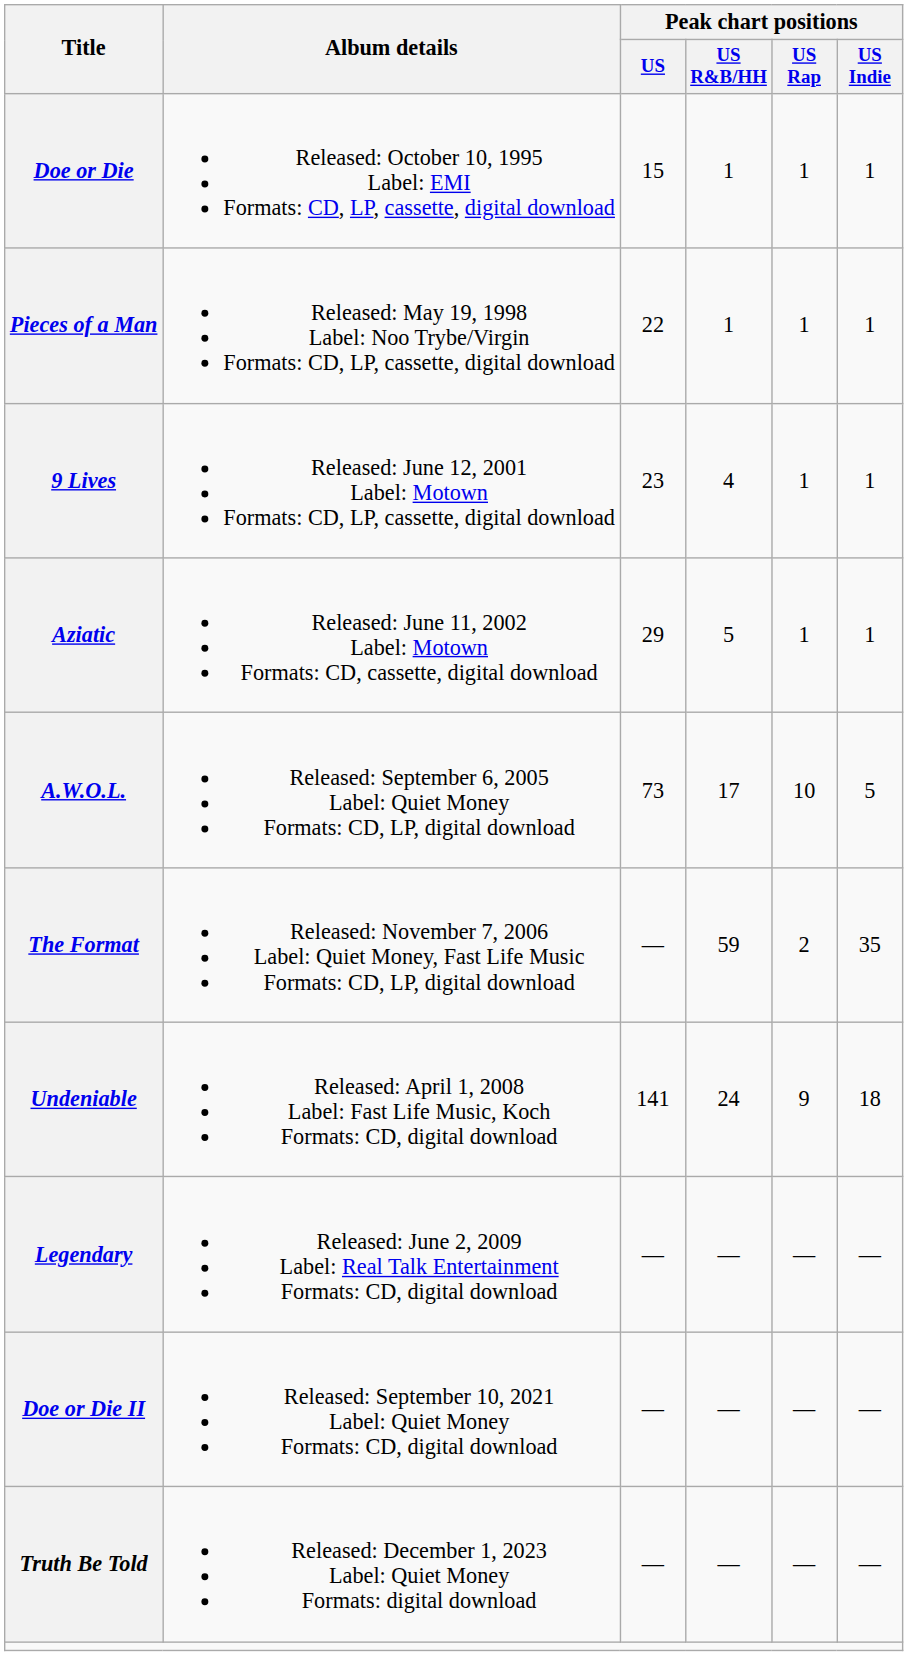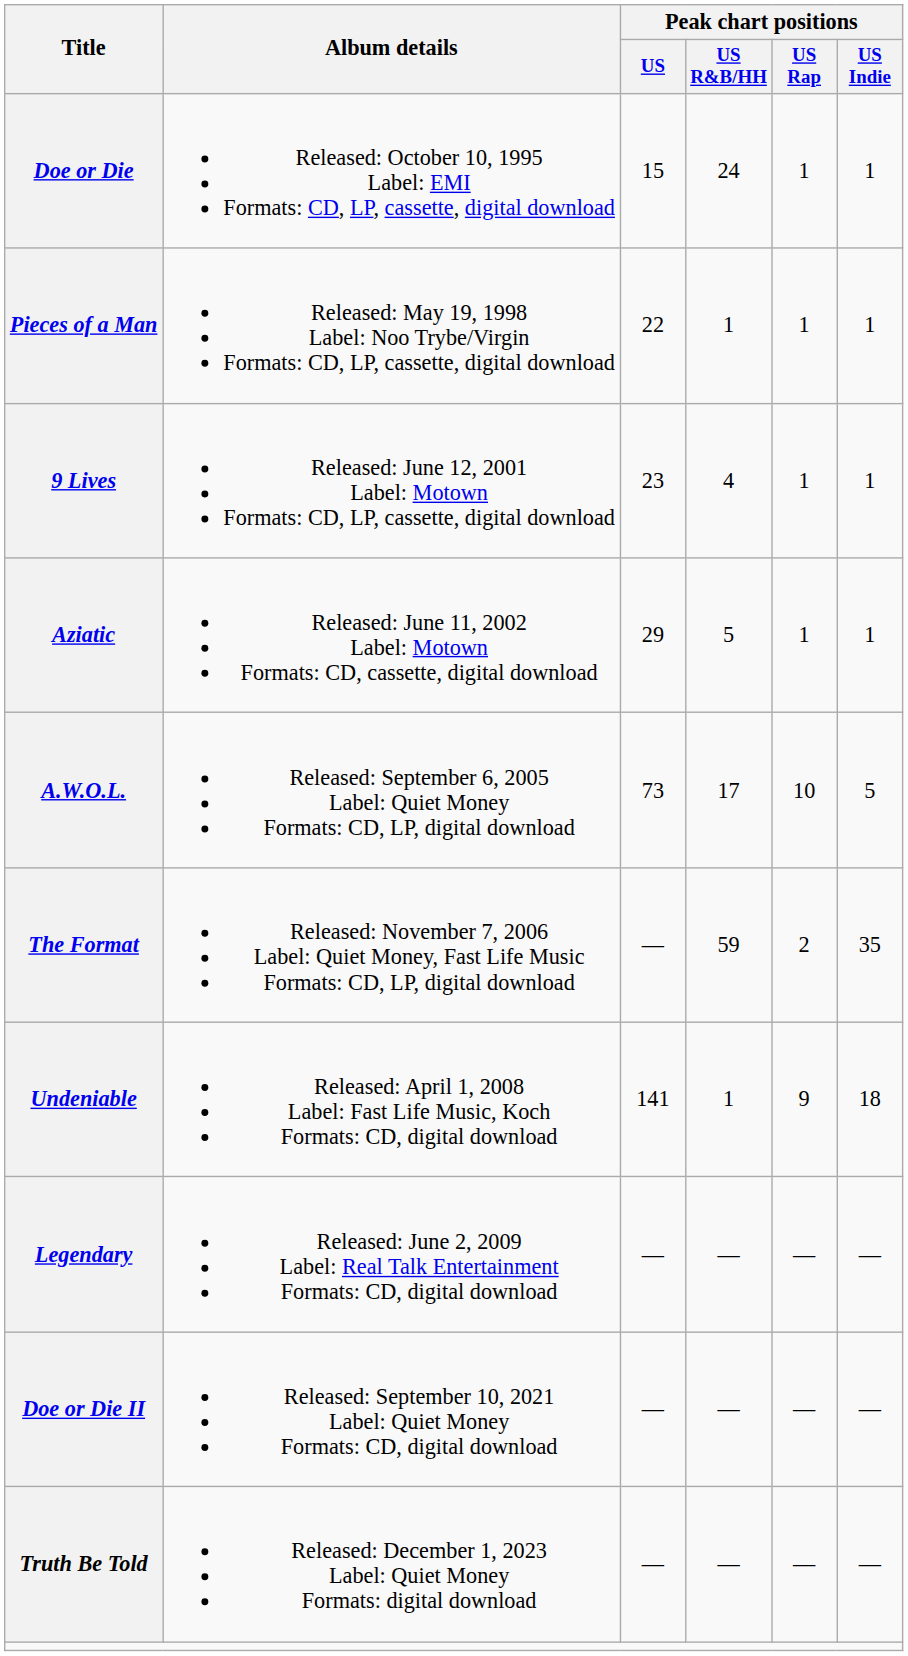(729, 170) 1 -> (729, 170) 24
(729, 1099) 24 -> (729, 1099) 1
